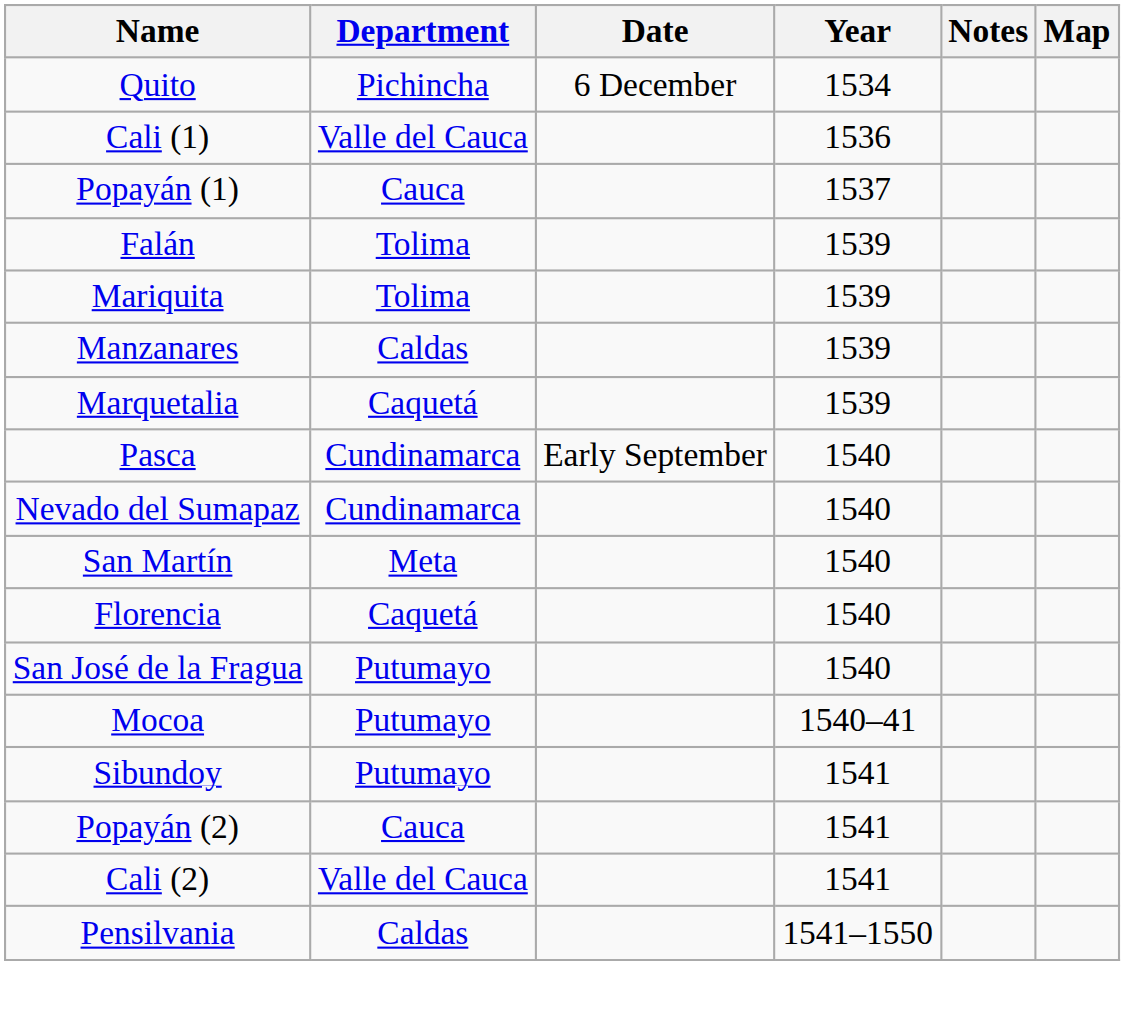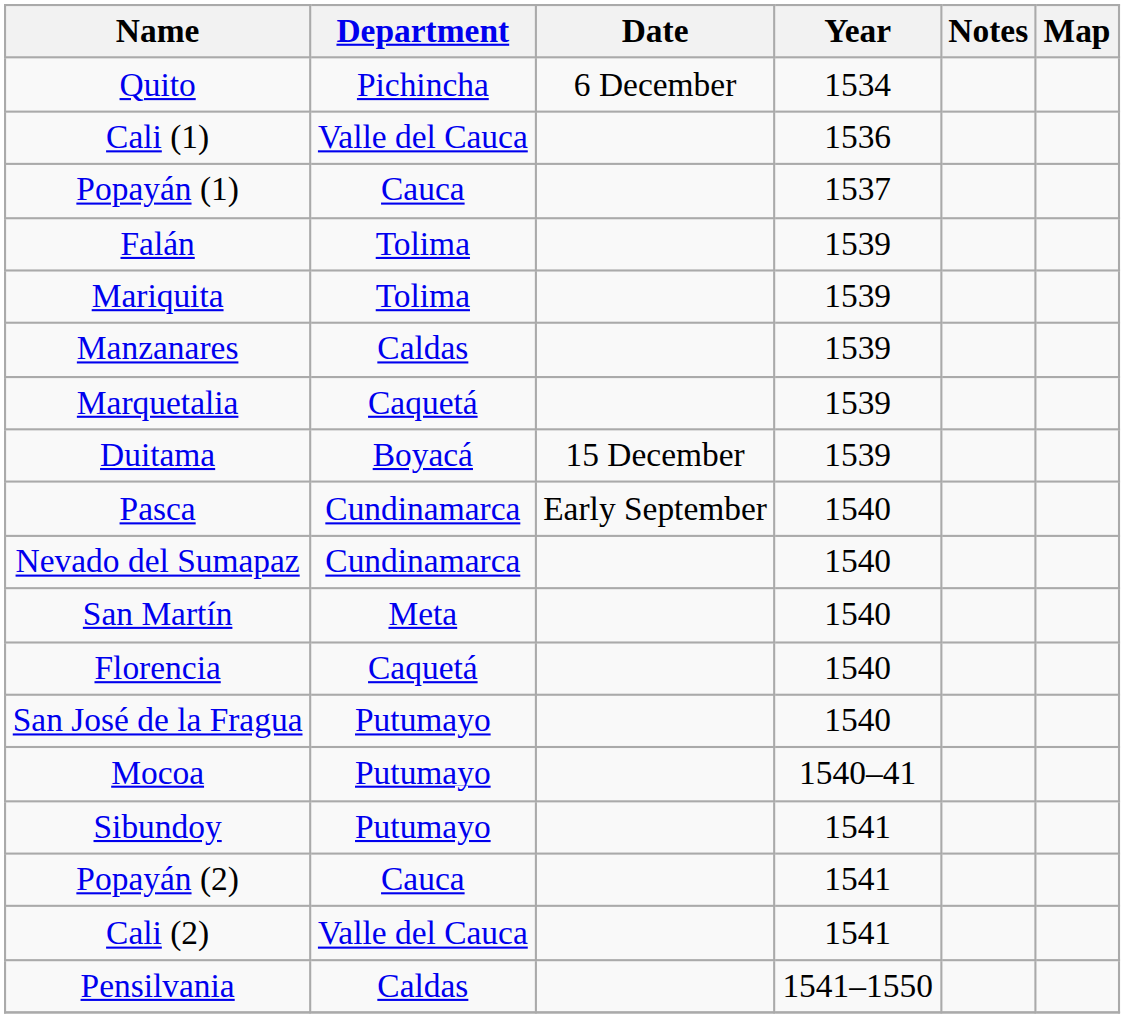+ row: (158, 455)
